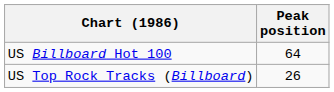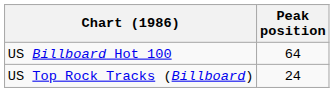(293, 76) 26 -> (293, 76) 24
